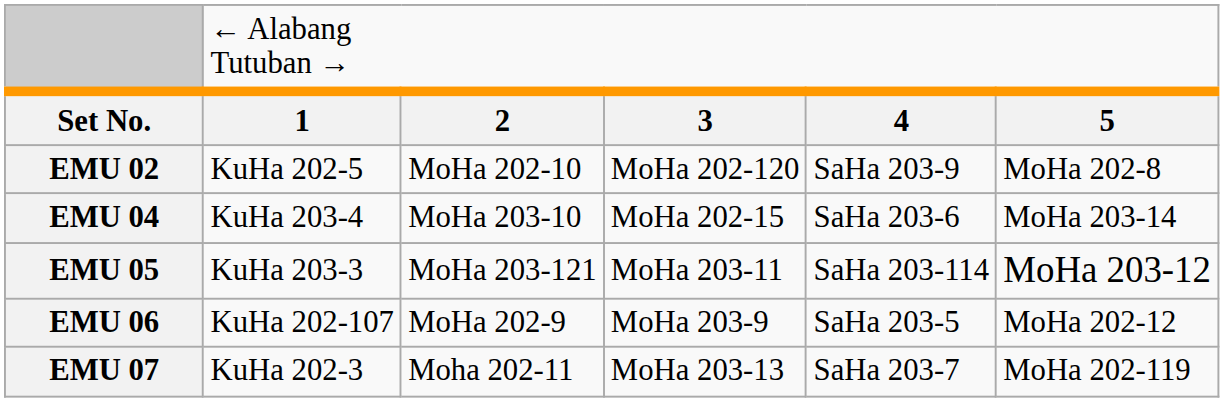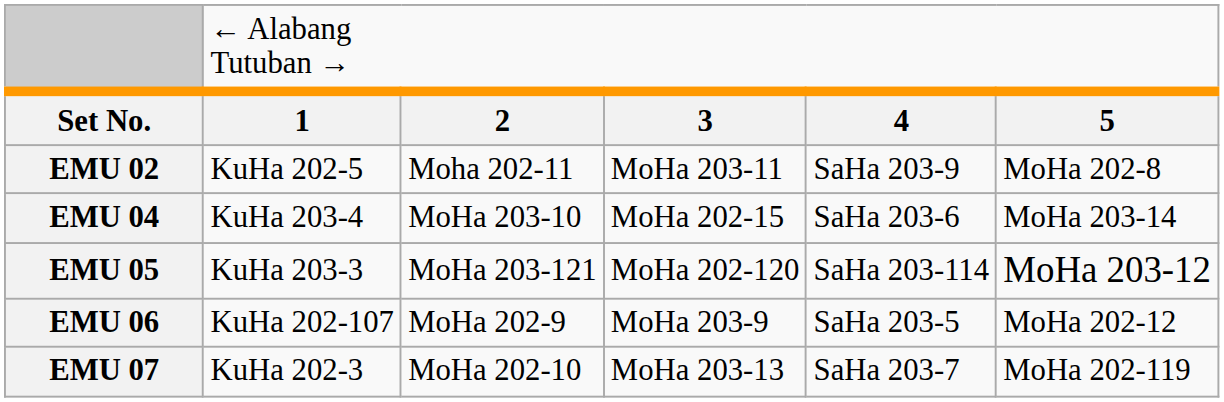(495, 168) MoHa 202-10 -> (491, 168) Moha 202-11
(705, 168) MoHa 202-120 -> (697, 168) MoHa 203-11
(697, 269) MoHa 203-11 -> (705, 269) MoHa 202-120
(491, 371) Moha 202-11 -> (495, 371) MoHa 202-10
